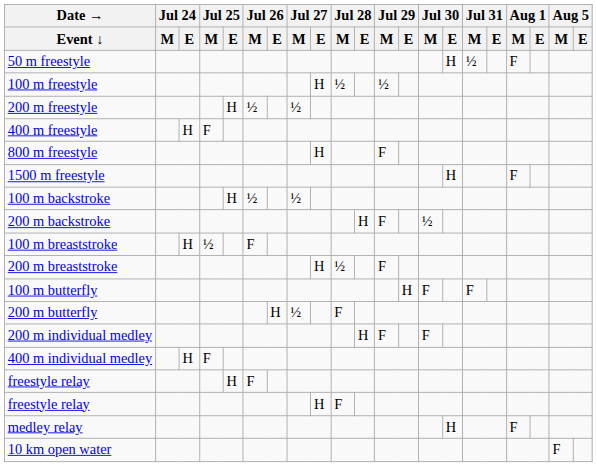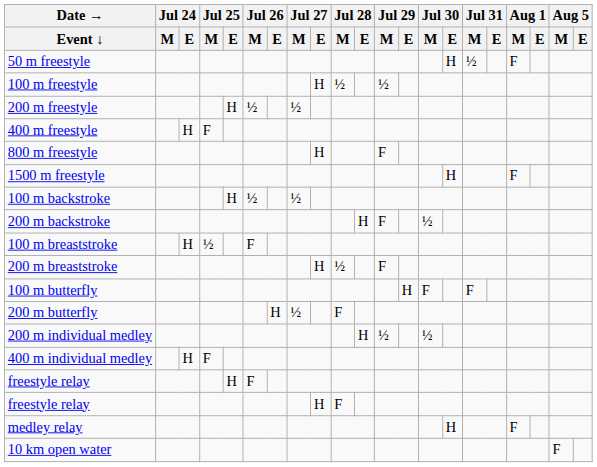(382, 335) F -> (383, 335) ½
(426, 335) F -> (427, 335) ½
